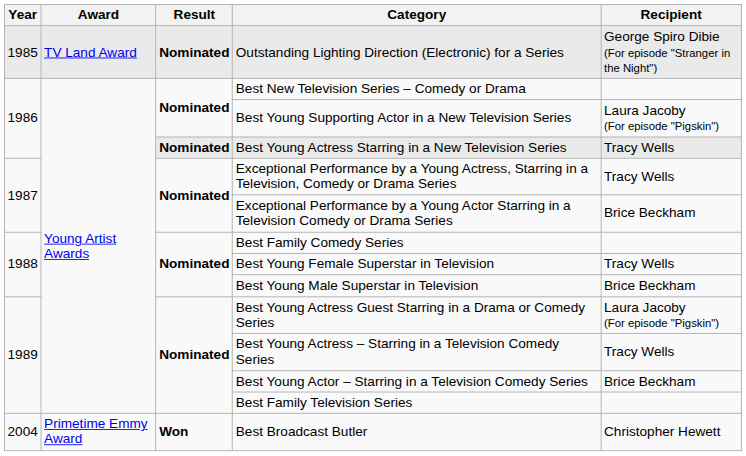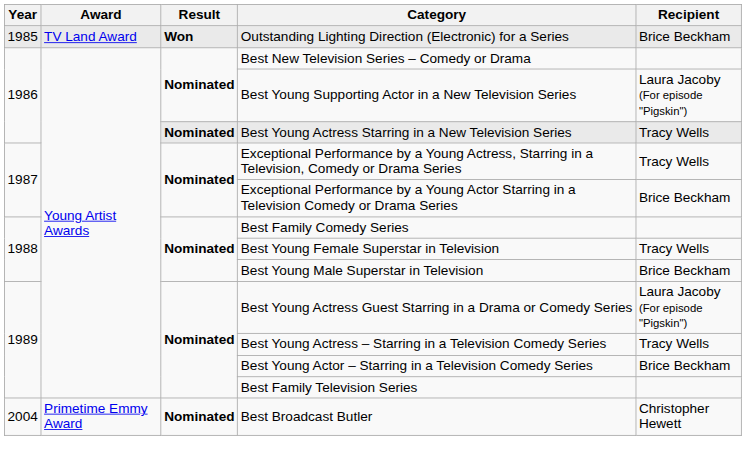(194, 52) Nominated -> (179, 36) Won
(667, 52) George Spiro Dibie (For episode "Stranger in the Night") -> (685, 36) Brice Beckham
(174, 431) Won -> (199, 416) Nominated
